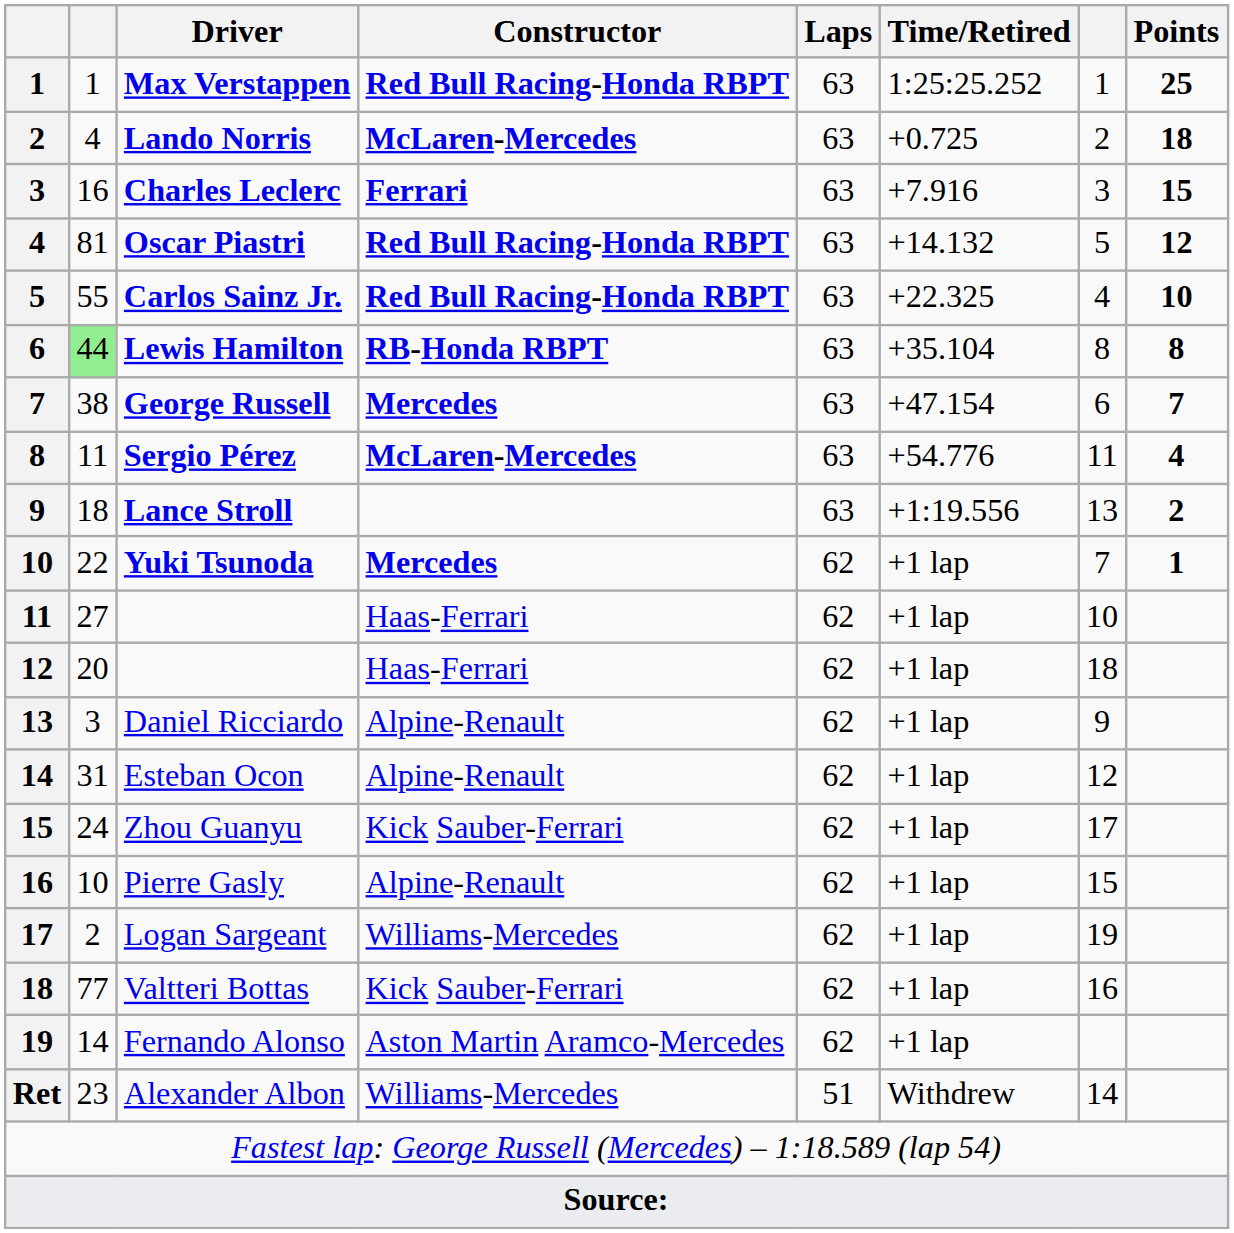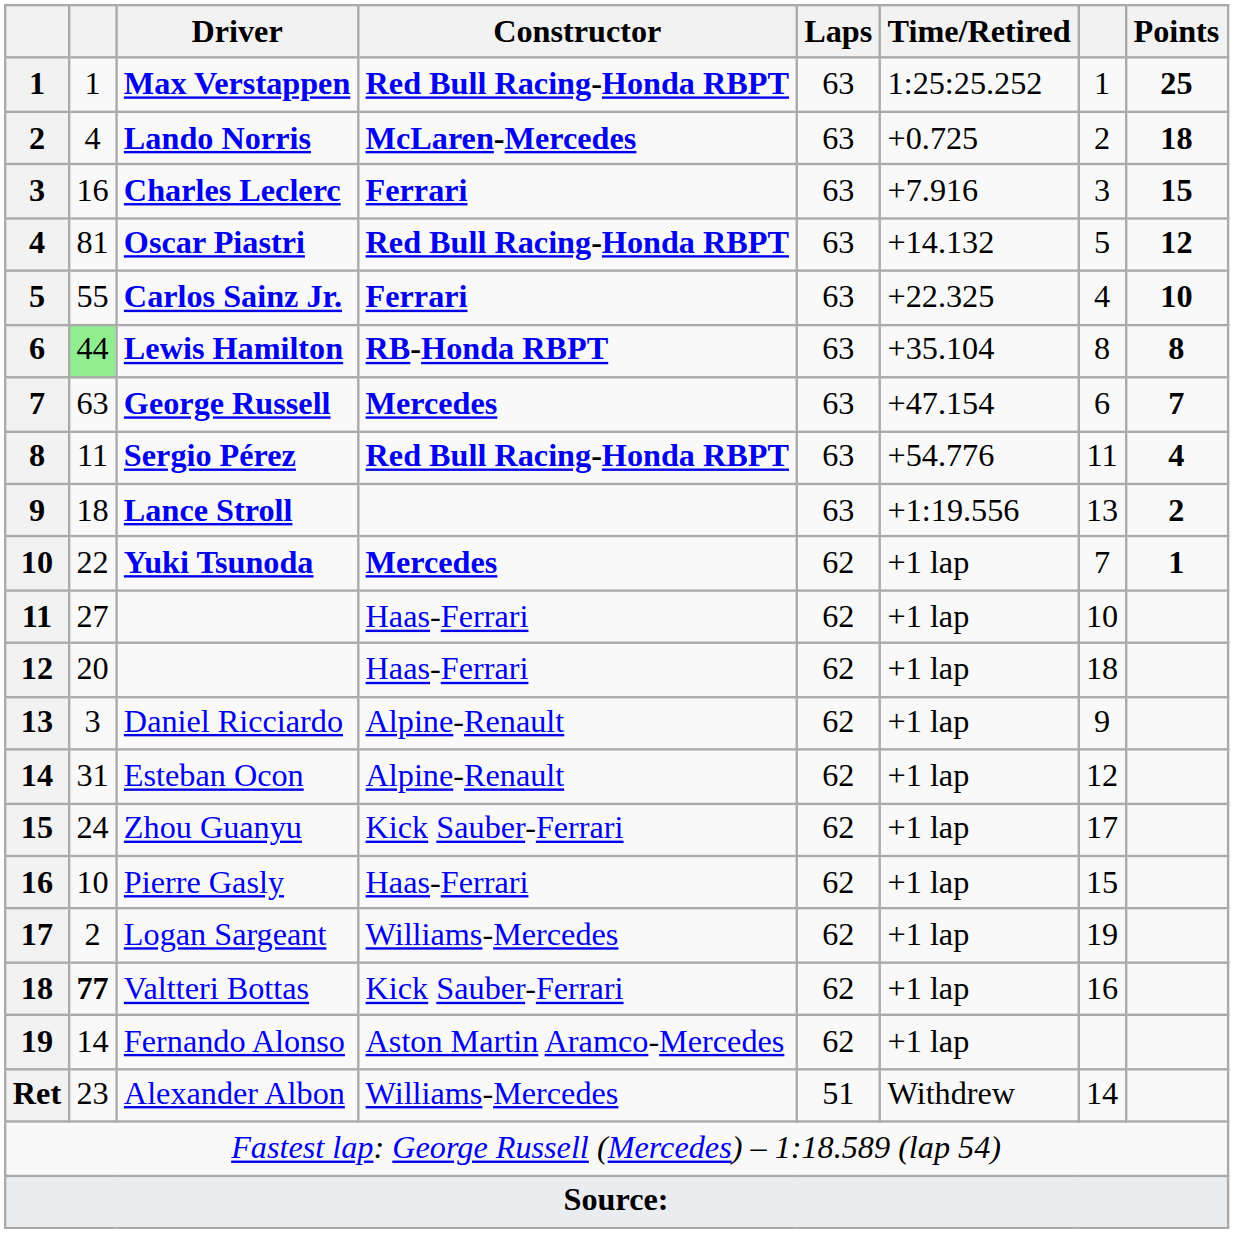(577, 296) Red Bull Racing-Honda RBPT -> (417, 296) Ferrari
(93, 402) 38 -> (93, 402) 63
(501, 456) McLaren-Mercedes -> (577, 456) Red Bull Racing-Honda RBPT
(465, 881) Alpine-Renault -> (447, 881) Haas-Ferrari
(93, 987) normal -> (93, 987) bold
